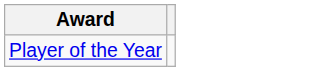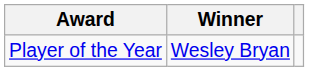+ column: (230, 19)
